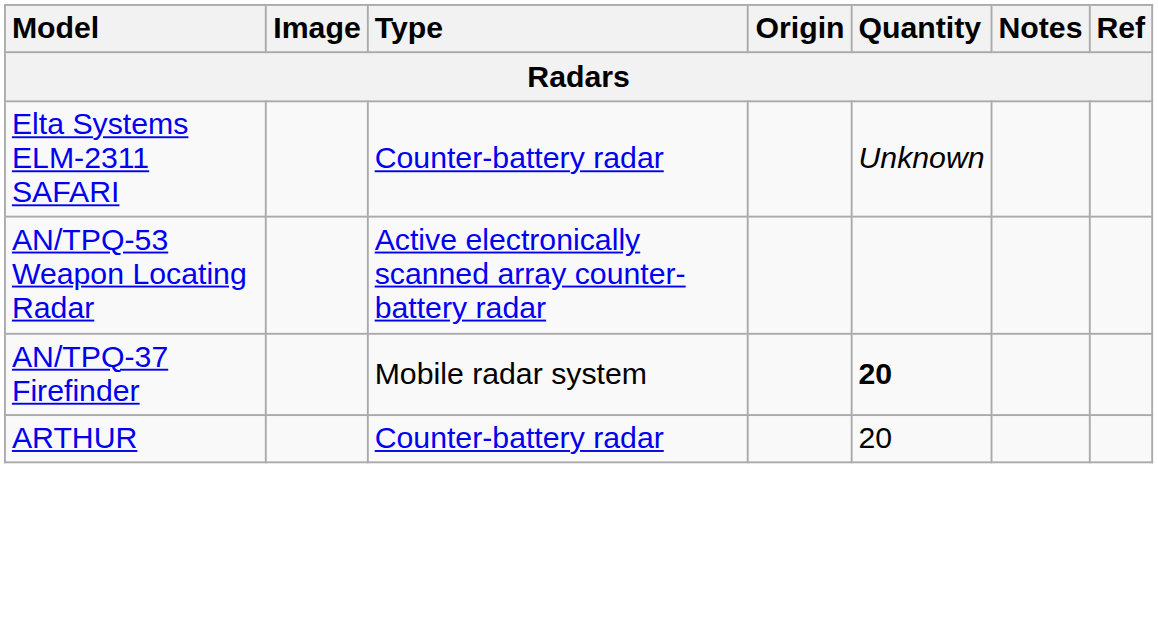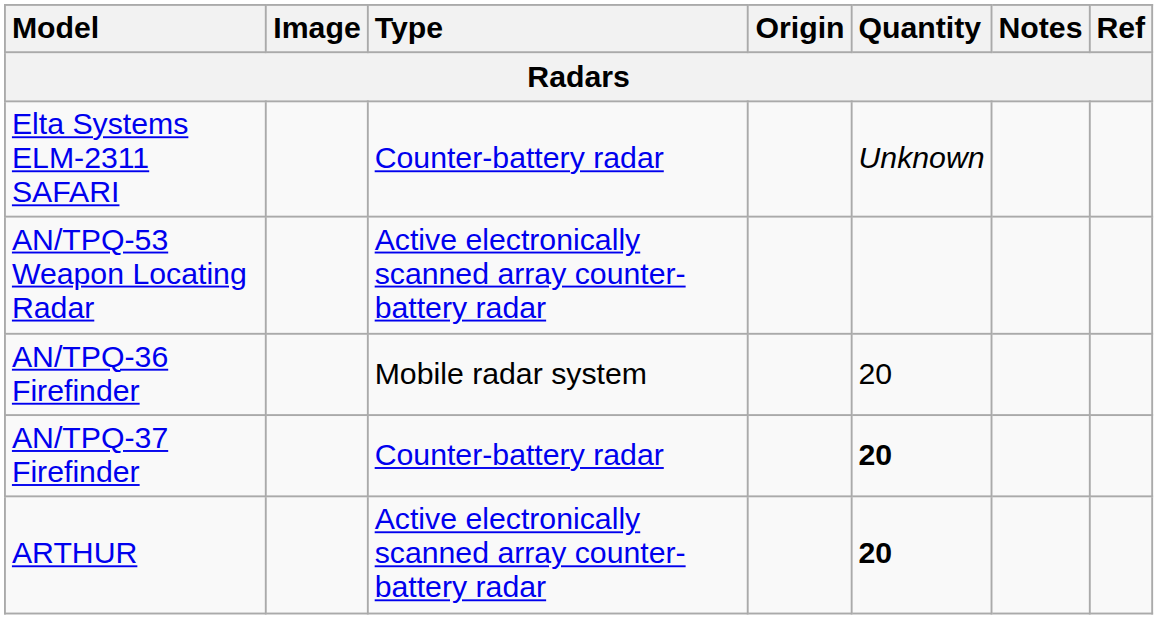+ row: (90, 373)
(511, 373) Mobile radar system -> (519, 455) Counter-battery radar
(519, 438) Counter-battery radar -> (530, 554) Active electronically scanned array counter-battery radar
(875, 438) normal -> (875, 554) bold
